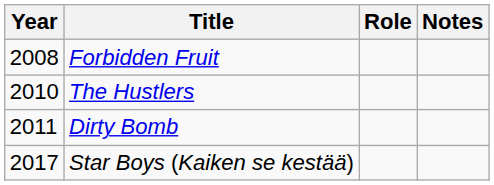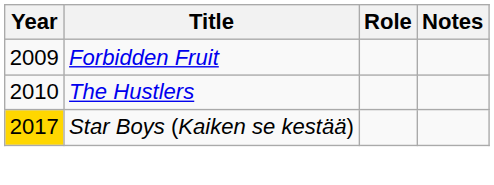(34, 57) 2008 -> (34, 57) 2009
- row: (124, 127)
(34, 162) no background -> (34, 127) gold background
